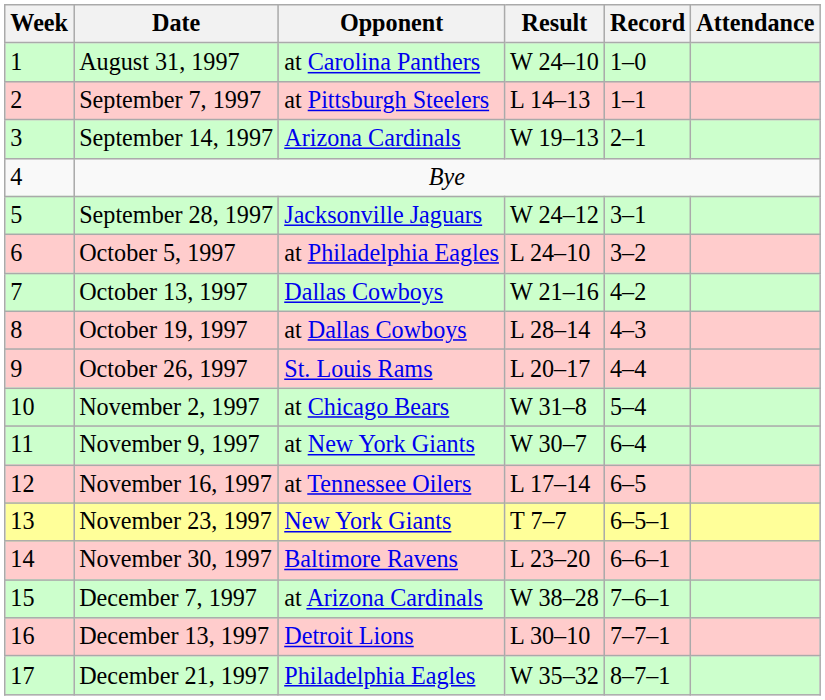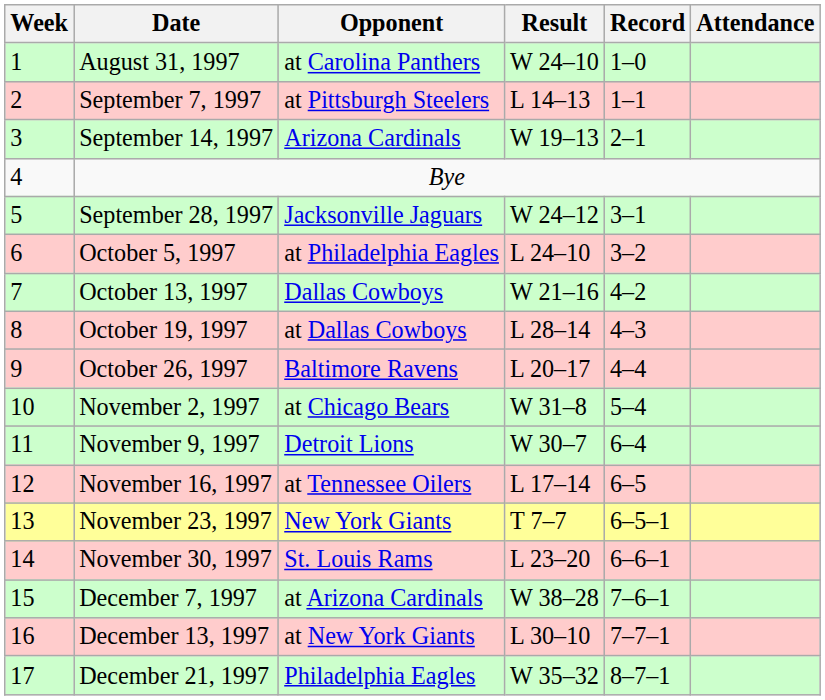(358, 368) St. Louis Rams -> (371, 368) Baltimore Ravens
(380, 445) at New York Giants -> (349, 445) Detroit Lions
(371, 560) Baltimore Ravens -> (358, 560) St. Louis Rams
(349, 636) Detroit Lions -> (380, 636) at New York Giants
